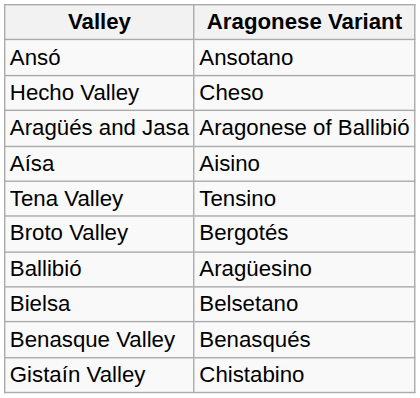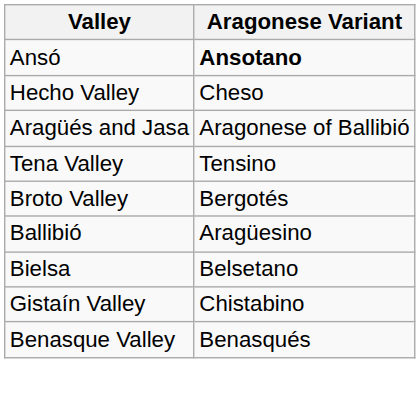(246, 57) normal -> (251, 57) bold
- row: (32, 163)
rows swapped: (78, 374) <-> (92, 339)
